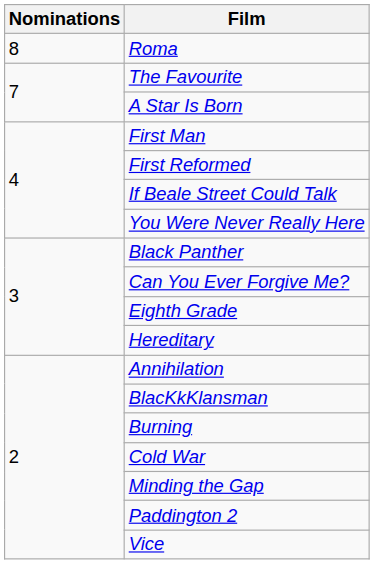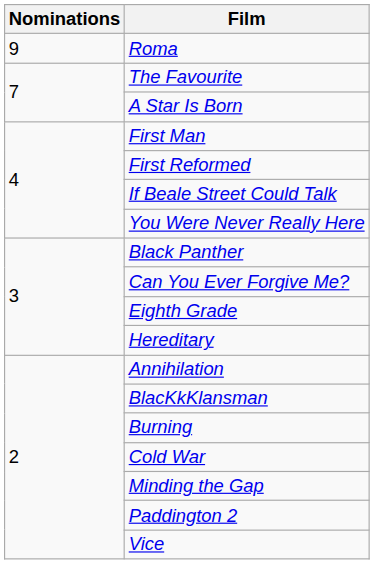(14, 48) 8 -> (14, 48) 9
